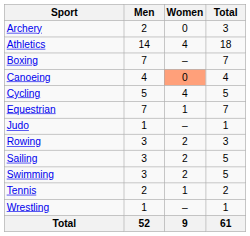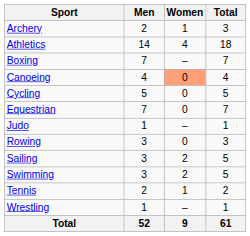(185, 28) 0 -> (185, 28) 1
(185, 93) 4 -> (185, 93) 0
(185, 110) 1 -> (185, 110) 0
(185, 142) 2 -> (185, 142) 0
